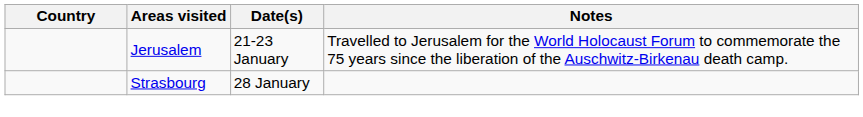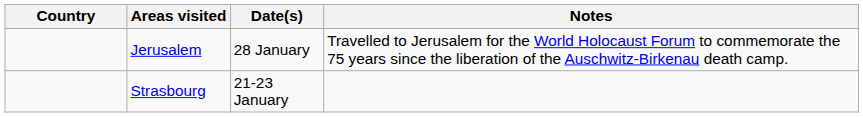(261, 49) 21-23 January -> (272, 49) 28 January
(272, 82) 28 January -> (261, 91) 21-23 January
